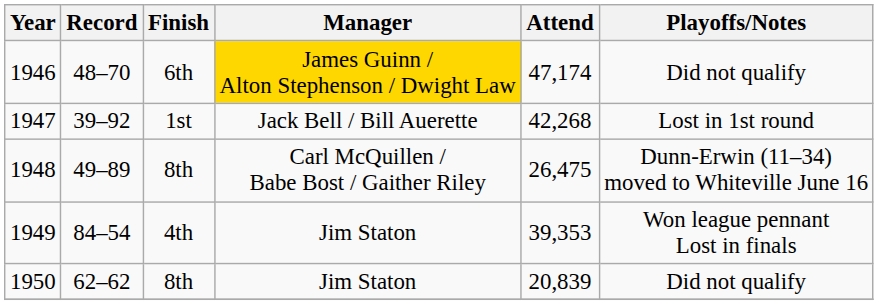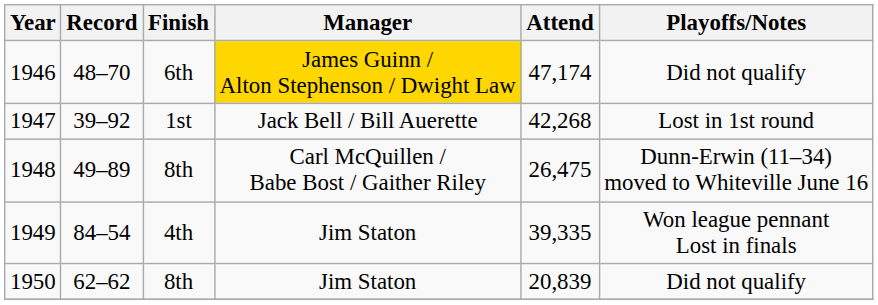(560, 232) 39,353 -> (560, 232) 39,335
